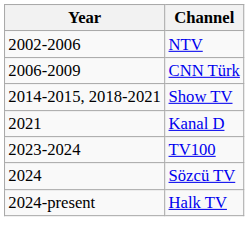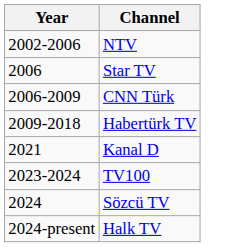+ row: (129, 70)
+ row: (150, 123)
- row: (201, 96)
